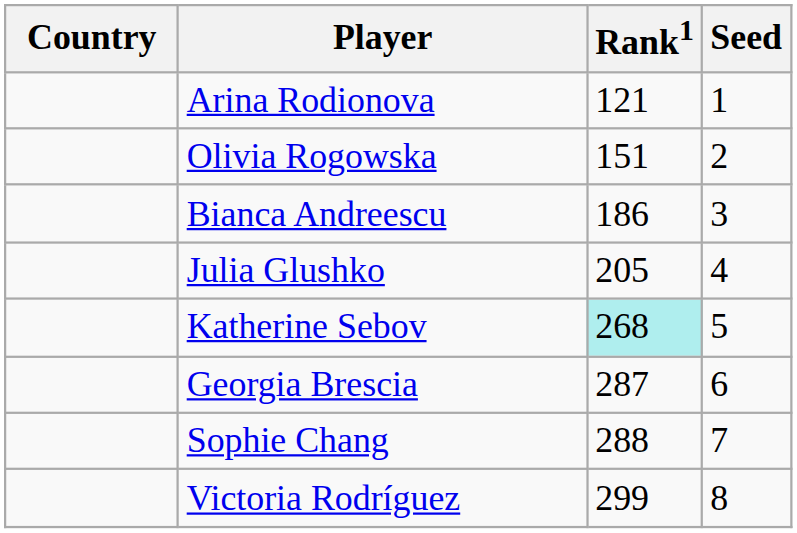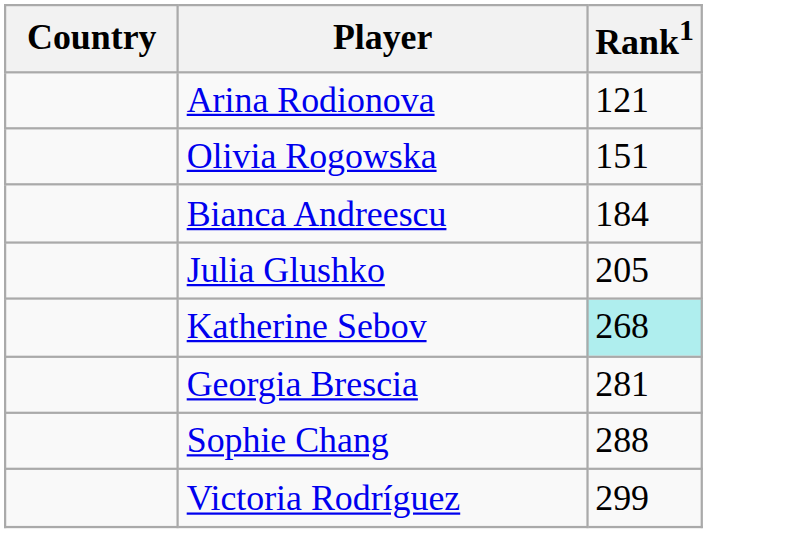- column: (746, 37)
(622, 213) 186 -> (622, 213) 184
(622, 383) 287 -> (622, 383) 281
